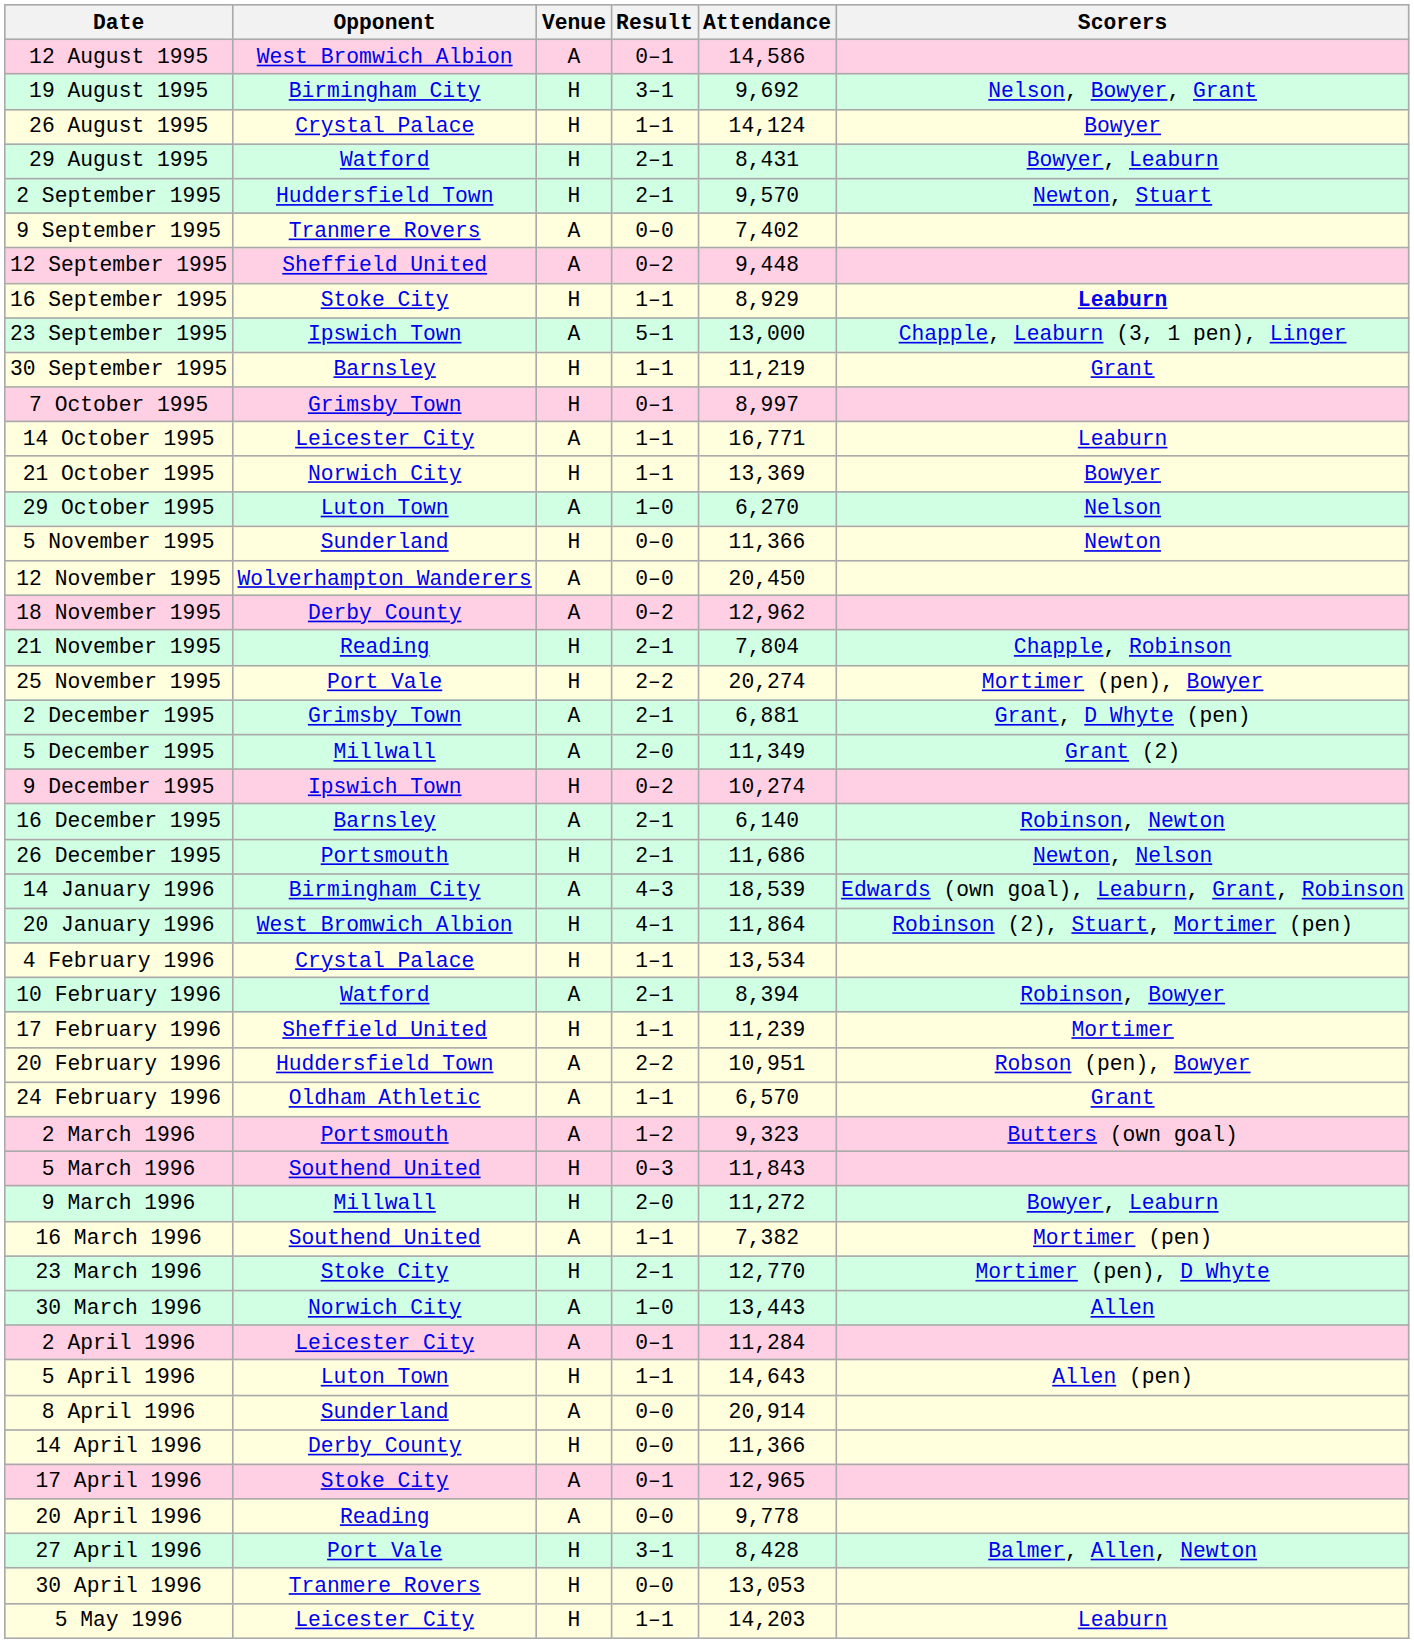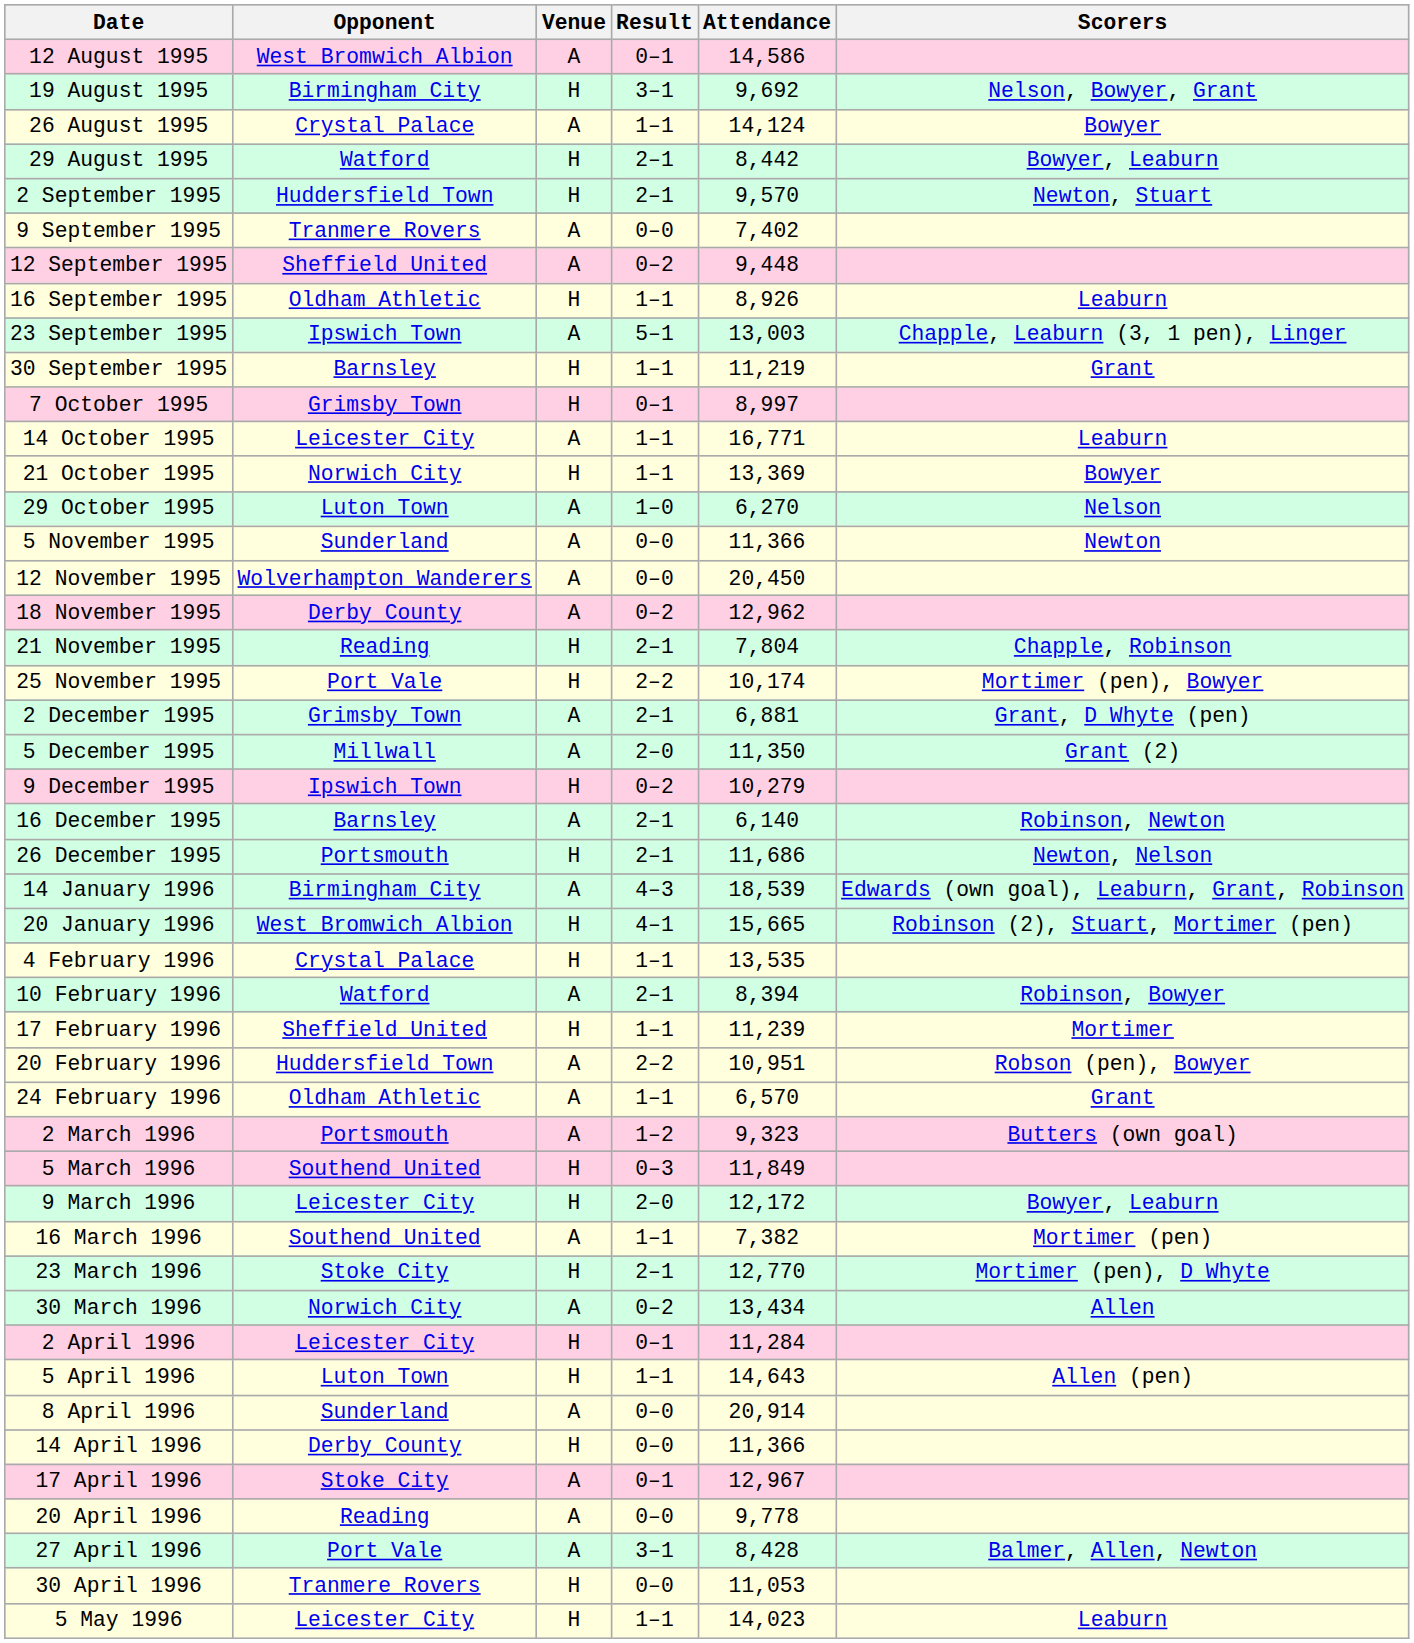(574, 126) H -> (574, 126) A
(767, 161) 8,431 -> (767, 161) 8,442
(385, 300) Stoke City -> (385, 300) Oldham Athletic
(767, 300) 8,929 -> (767, 300) 8,926
(1123, 300) bold -> (1123, 300) normal
(767, 335) 13,000 -> (767, 335) 13,003
(574, 543) H -> (574, 543) A
(767, 682) 20,274 -> (767, 682) 10,174
(767, 752) 11,349 -> (767, 752) 11,350
(767, 787) 10,274 -> (767, 787) 10,279
(767, 926) 11,864 -> (767, 926) 15,665
(767, 960) 13,534 -> (767, 960) 13,535
(767, 1169) 11,843 -> (767, 1169) 11,849
(385, 1204) Millwall -> (385, 1204) Leicester City
(767, 1204) 11,272 -> (767, 1204) 12,172
(654, 1308) 1–0 -> (654, 1308) 0–2
(767, 1308) 13,443 -> (767, 1308) 13,434
(574, 1343) A -> (574, 1343) H
(767, 1482) 12,965 -> (767, 1482) 12,967
(574, 1551) H -> (574, 1551) A
(767, 1586) 13,053 -> (767, 1586) 11,053
(767, 1621) 14,203 -> (767, 1621) 14,023
